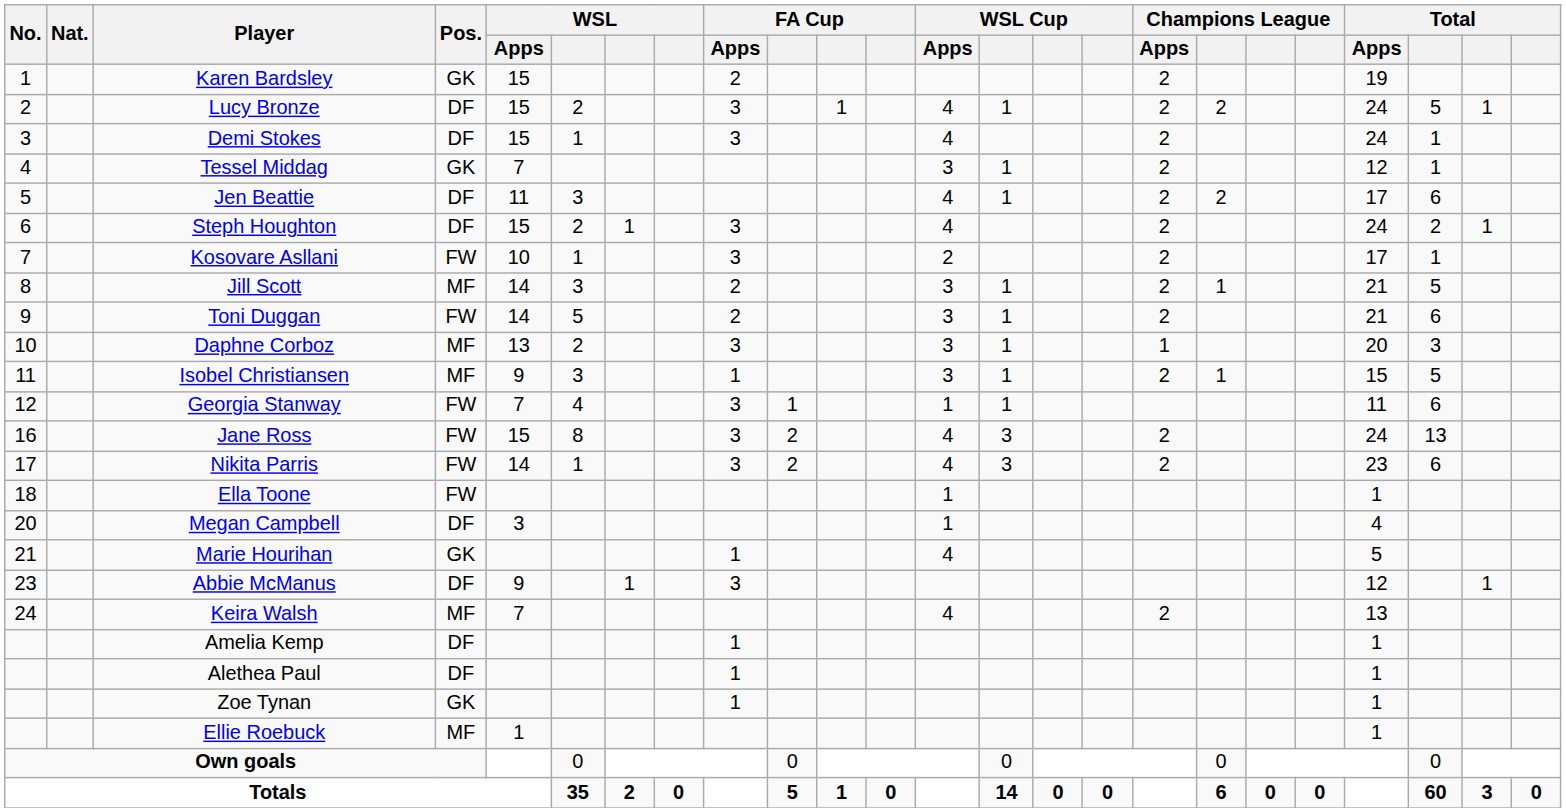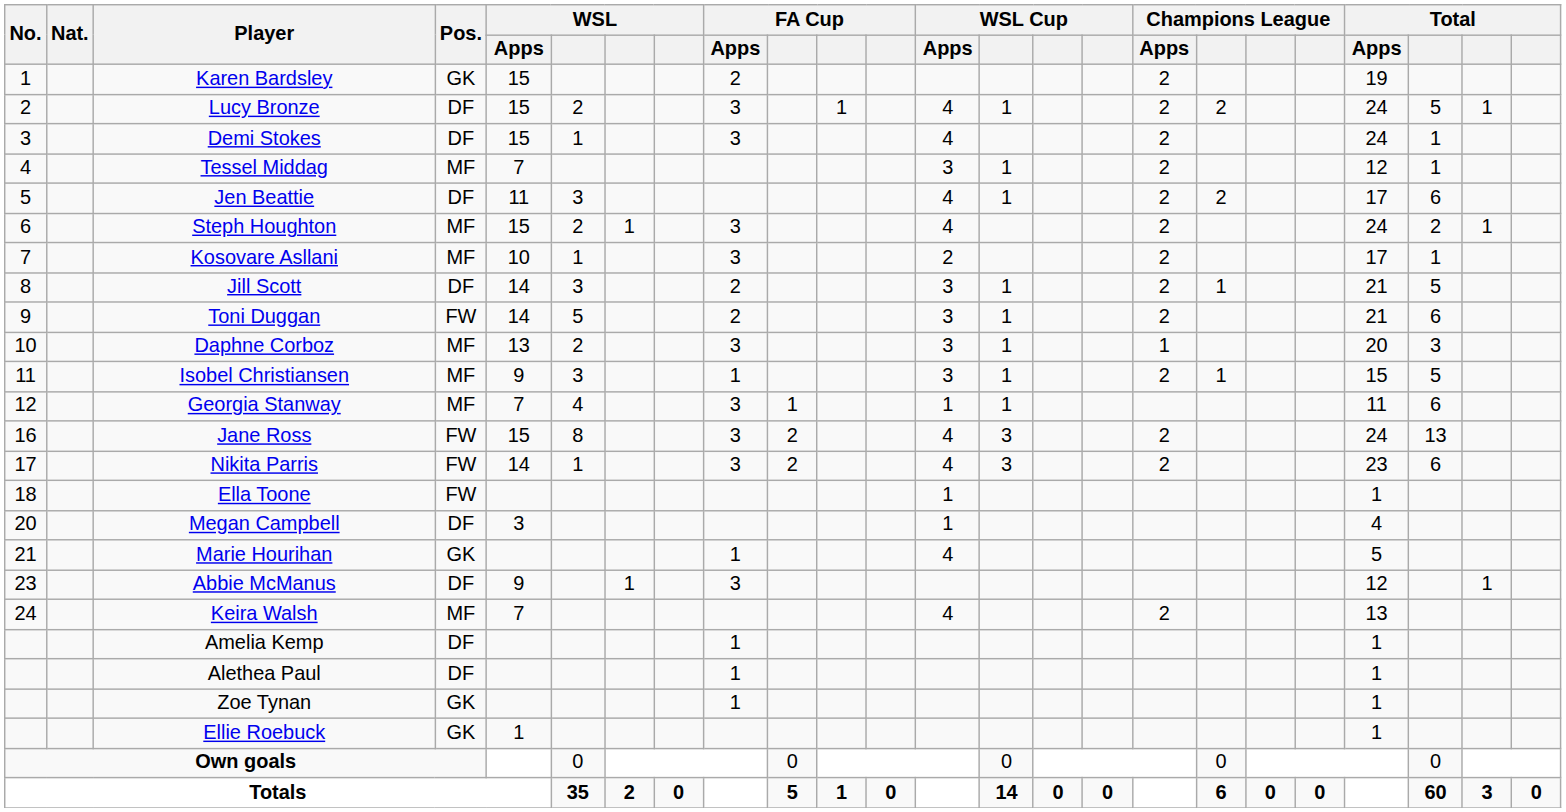(461, 167) GK -> (461, 167) MF
(461, 227) DF -> (461, 227) MF
(461, 256) FW -> (461, 256) MF
(461, 286) MF -> (461, 286) DF
(461, 405) FW -> (461, 405) MF
(461, 732) MF -> (461, 732) GK
